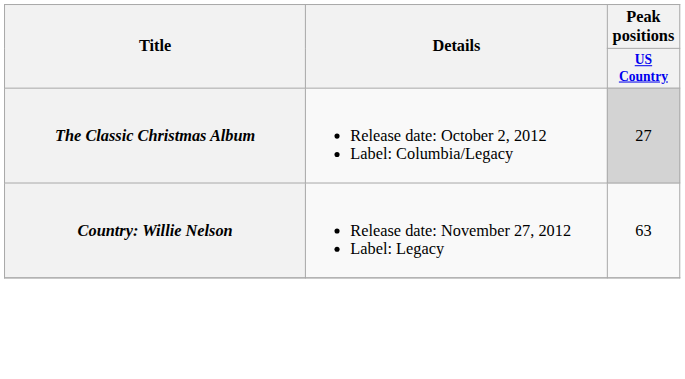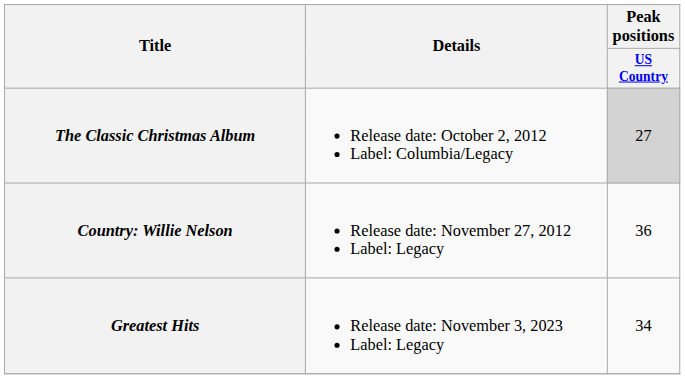(643, 230) 63 -> (643, 230) 36
+ row: (155, 325)
